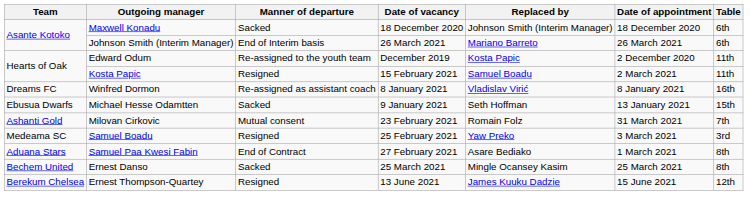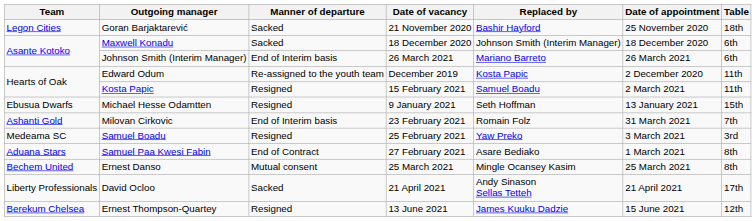+ row: (145, 27)
- row: (124, 89)
(254, 105) Sacked -> (272, 105) Resigned
(271, 120) Mutual consent -> (294, 120) End of Interim basis
(254, 167) Sacked -> (284, 167) Mutual consent
+ row: (128, 187)
